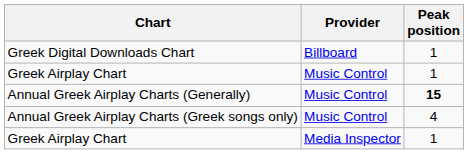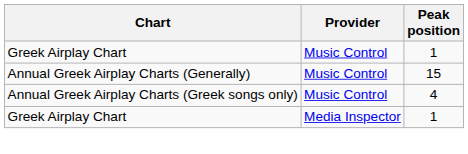- row: (101, 52)
(434, 95) bold -> (434, 73) normal
